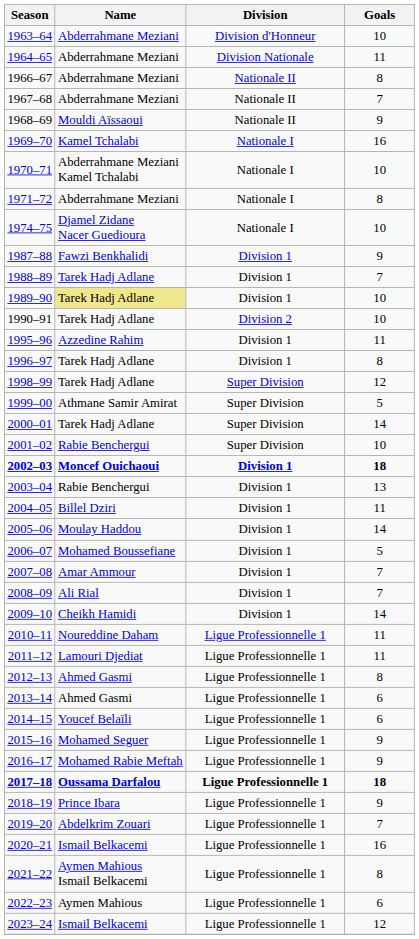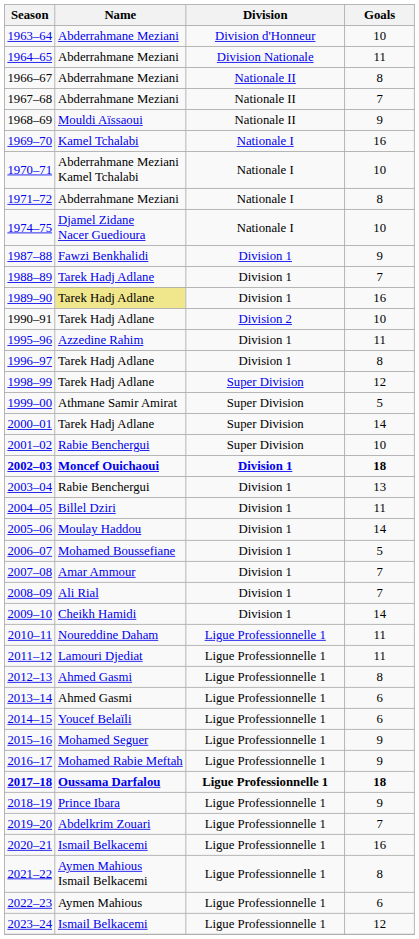(380, 298) 10 -> (380, 298) 16
